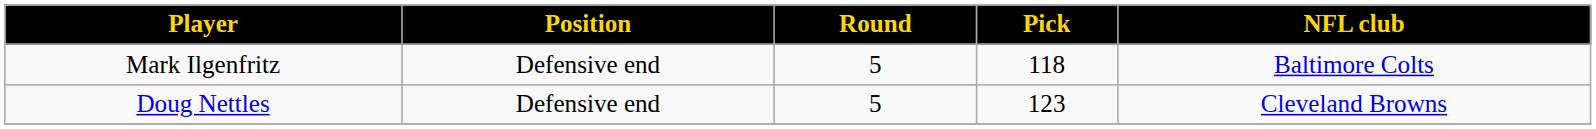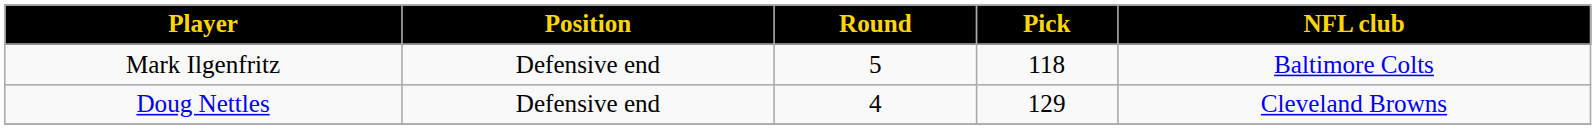(875, 104) 5 -> (875, 104) 4
(1047, 104) 123 -> (1047, 104) 129
